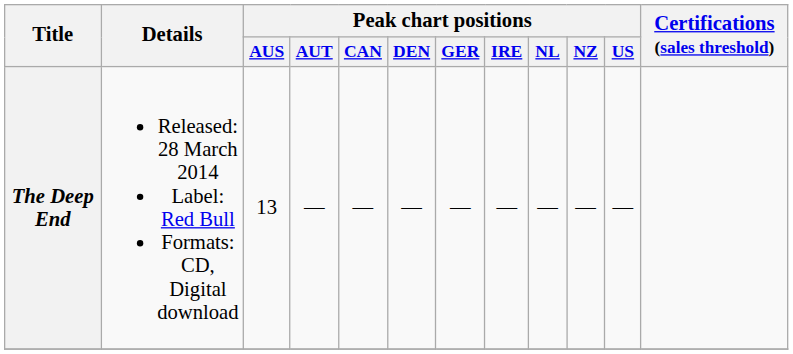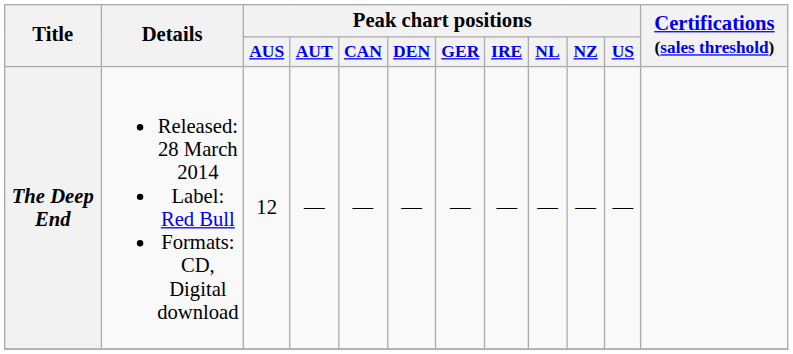(267, 207) 13 -> (267, 207) 12
